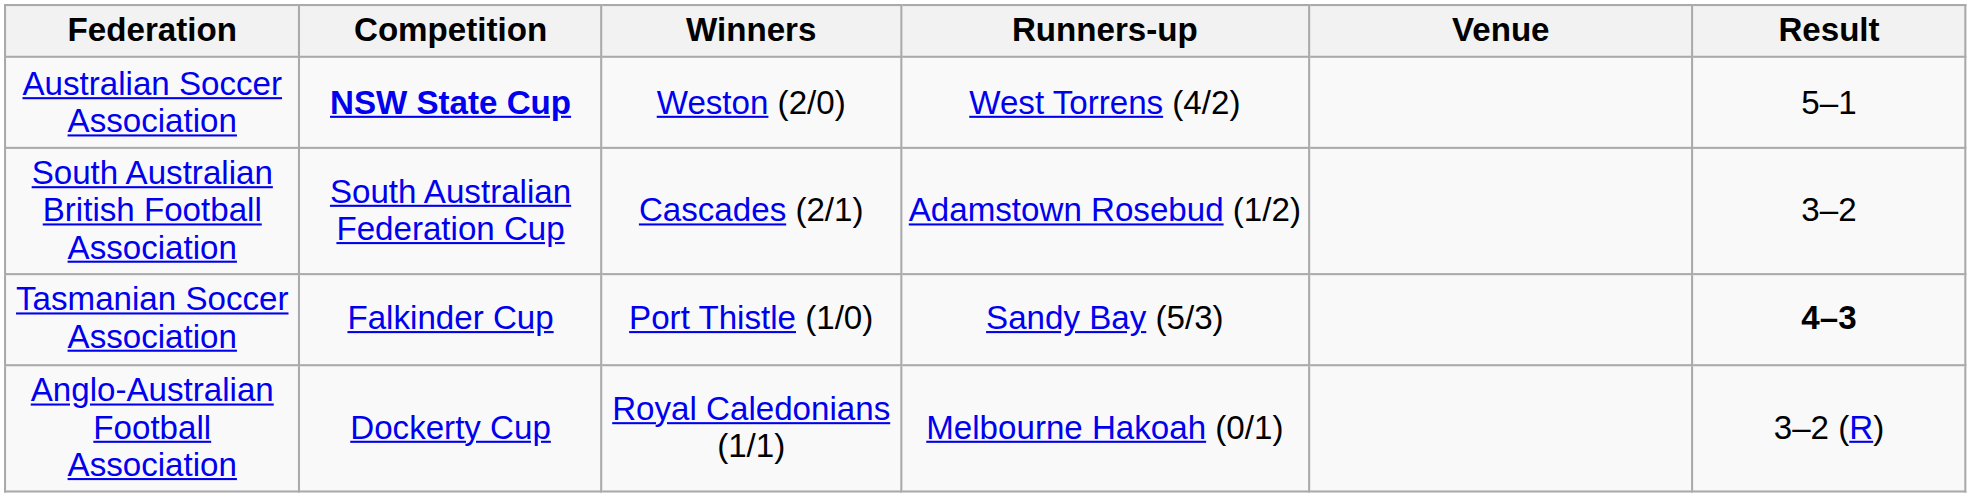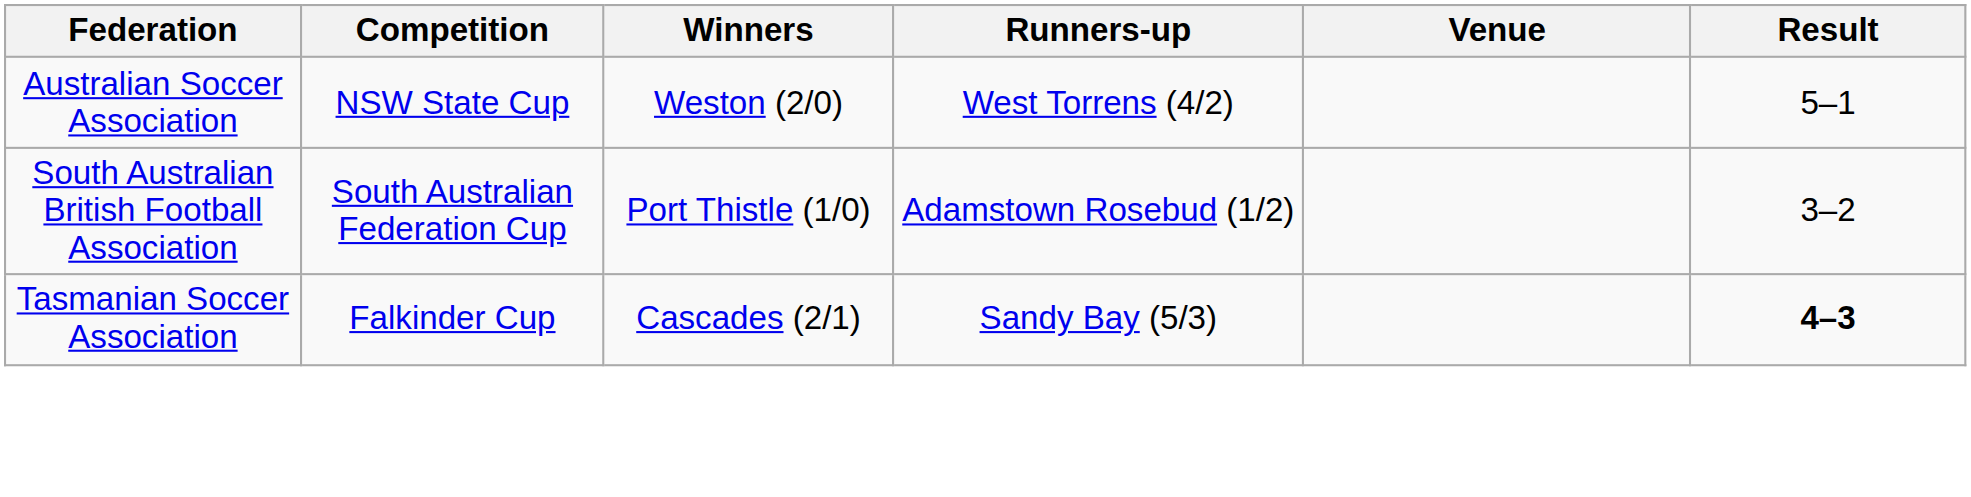(451, 101) bold -> (452, 101) normal
(751, 210) Cascades (2/1) -> (749, 210) Port Thistle (1/0)
(751, 318) Port Thistle (1/0) -> (749, 318) Cascades (2/1)
- row: (152, 427)
